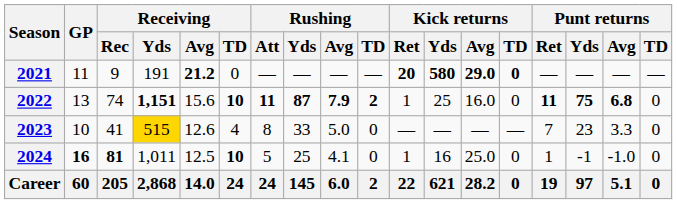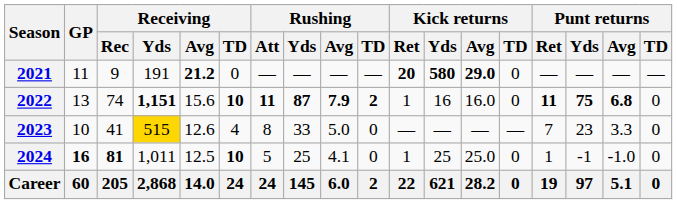(515, 73) bold -> (515, 73) normal
(442, 101) 25 -> (442, 101) 16
(442, 156) 16 -> (442, 156) 25
